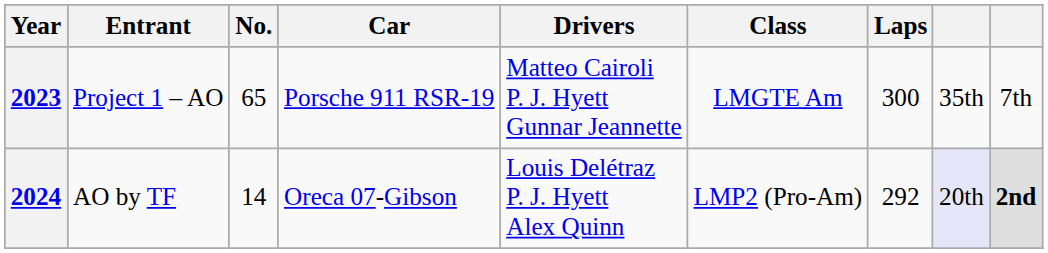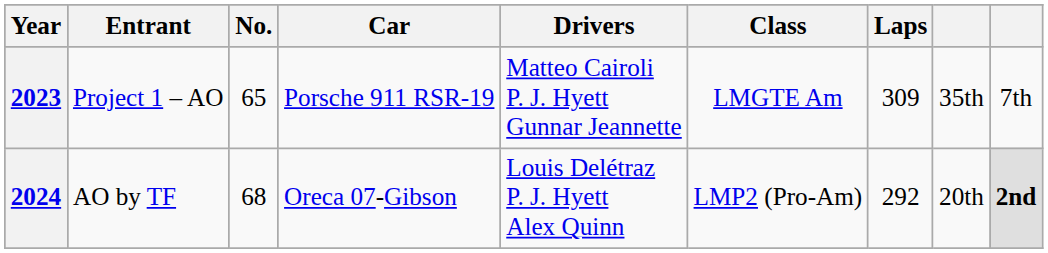(901, 96) 300 -> (901, 96) 309
(254, 198) 14 -> (254, 198) 68
(961, 198) lavender background -> (961, 198) no background
